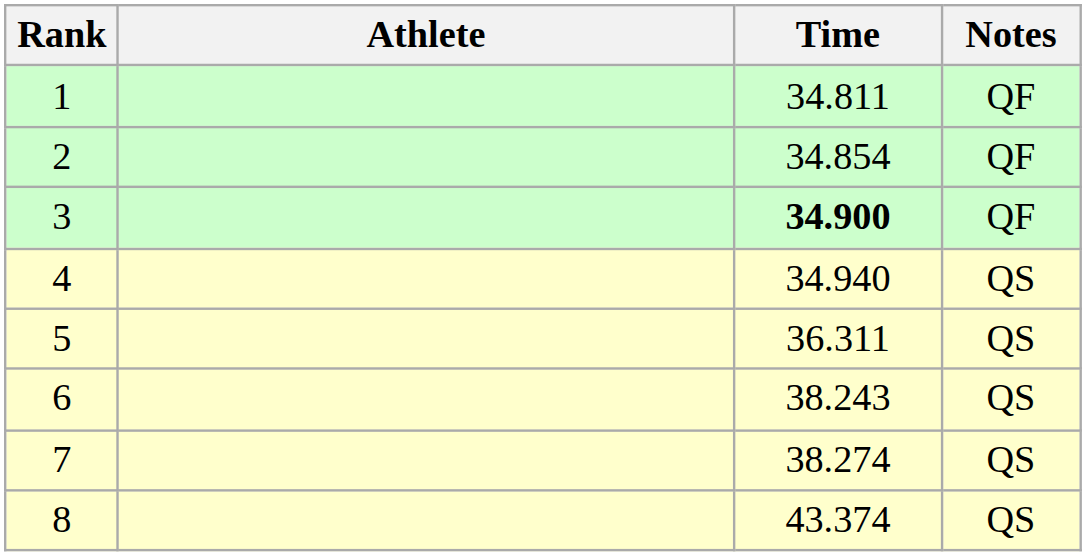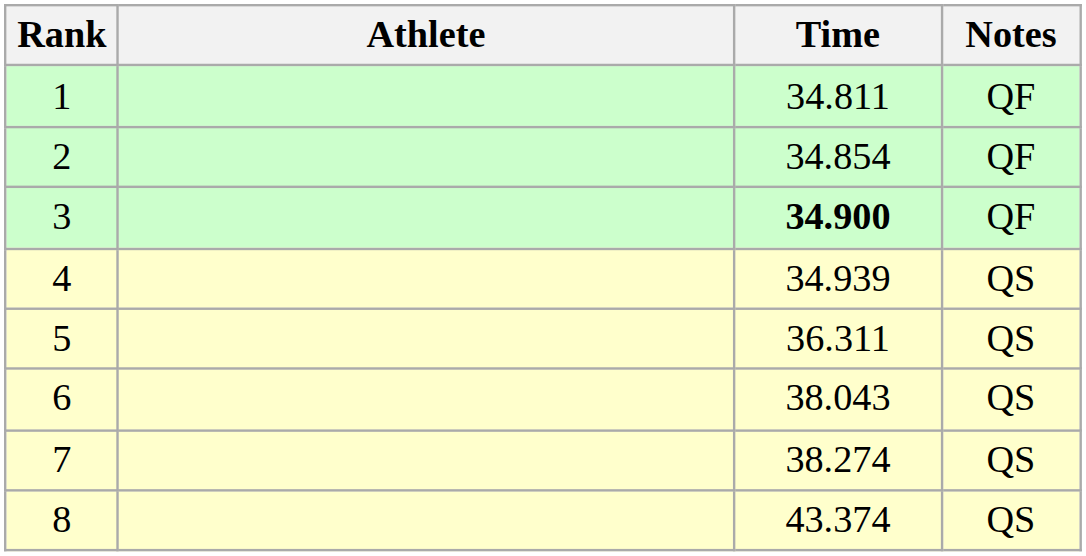(838, 277) 34.940 -> (838, 277) 34.939
(838, 398) 38.243 -> (838, 398) 38.043
